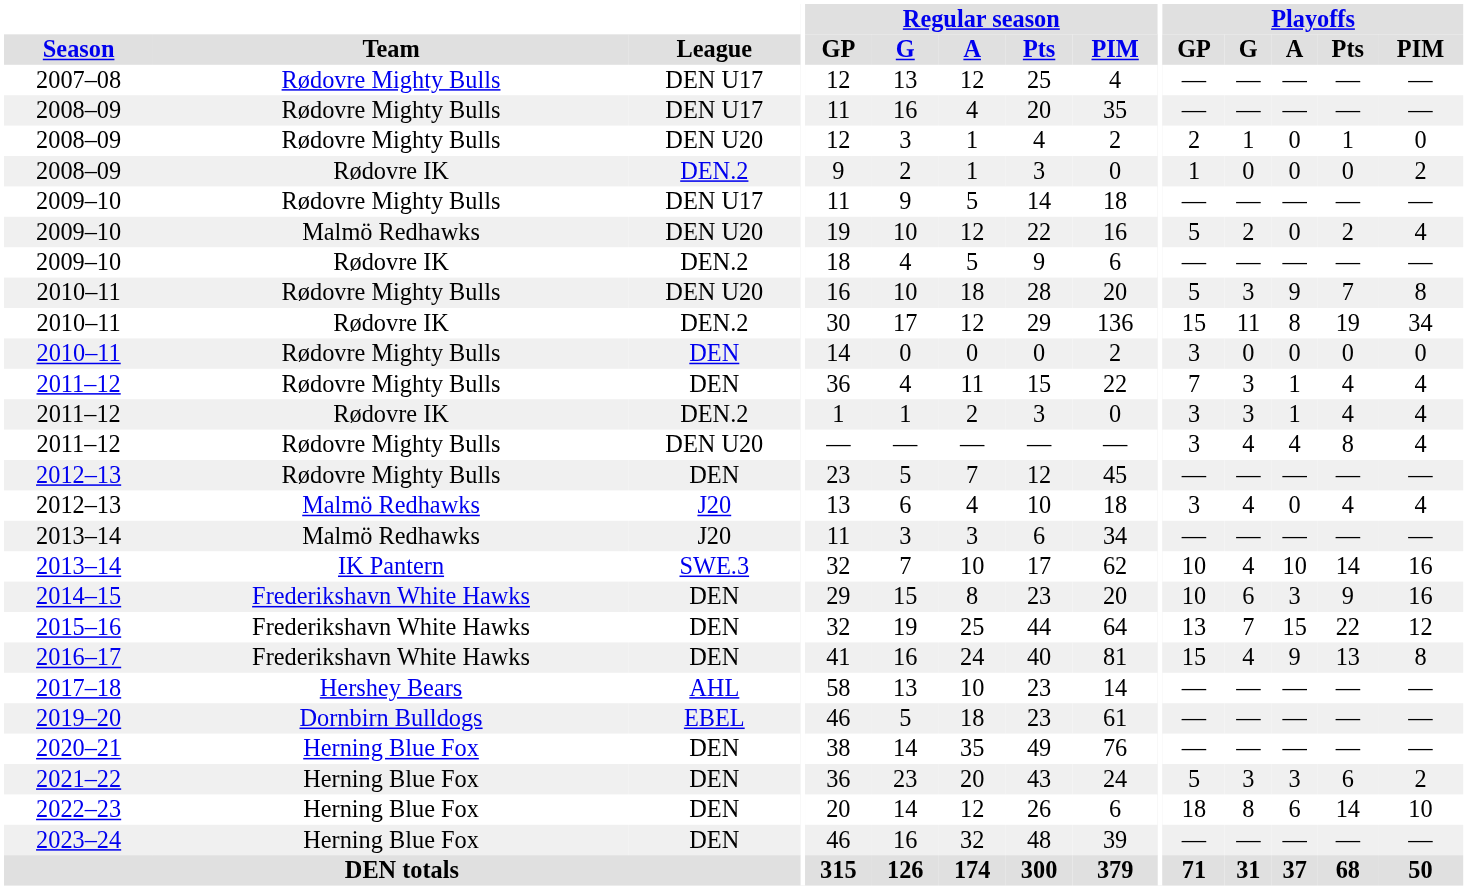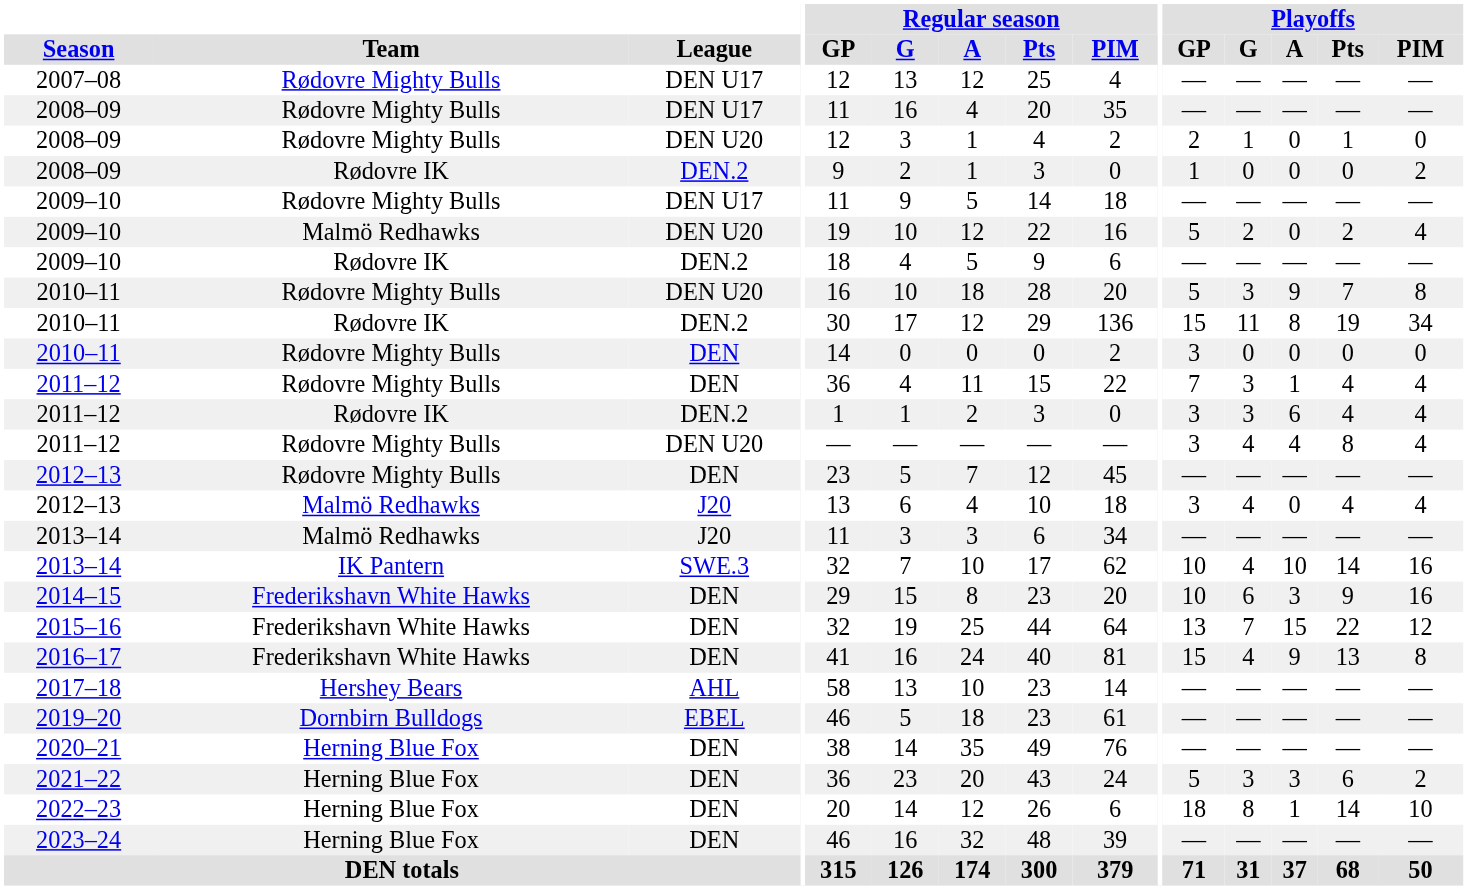(1295, 414) 1 -> (1295, 414) 6
(1295, 809) 6 -> (1295, 809) 1
